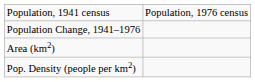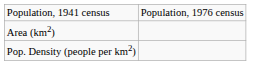- row: (73, 29)
